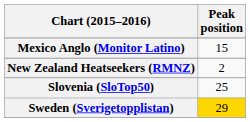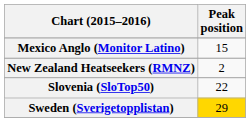(222, 87) 25 -> (222, 87) 22
